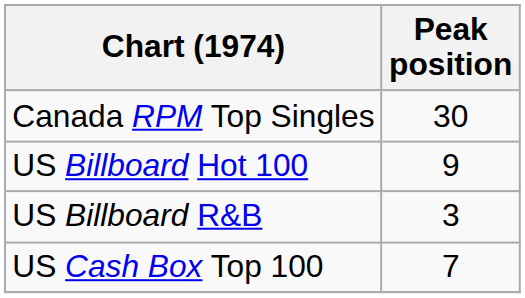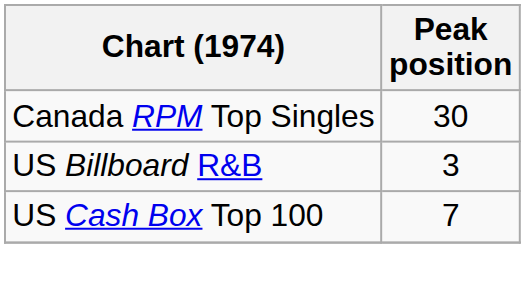- row: (160, 165)
